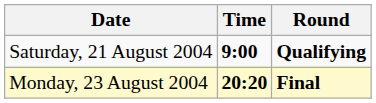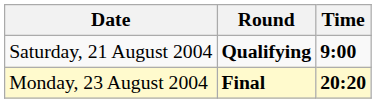columns swapped: (244, 20) <-> (321, 20)
